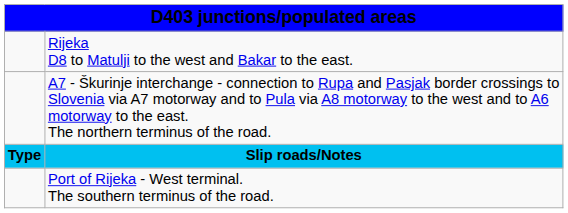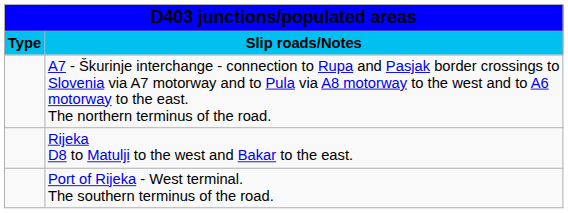rows swapped: (304, 156) <-> (200, 51)
